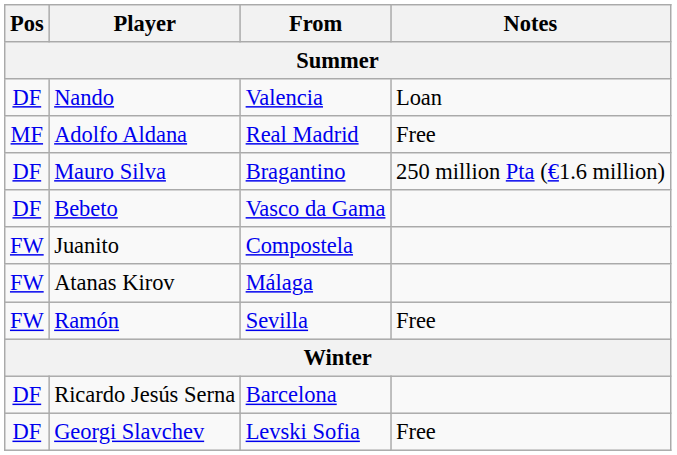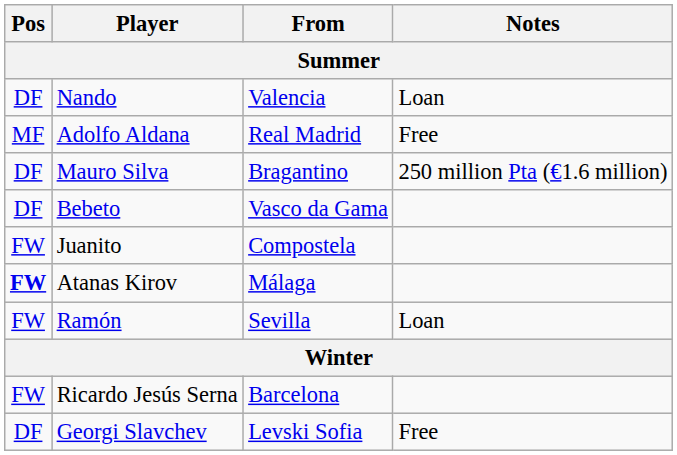(27, 282) normal -> (28, 282) bold
(416, 319) Free -> (421, 319) Loan
(27, 394) DF -> (28, 394) FW
